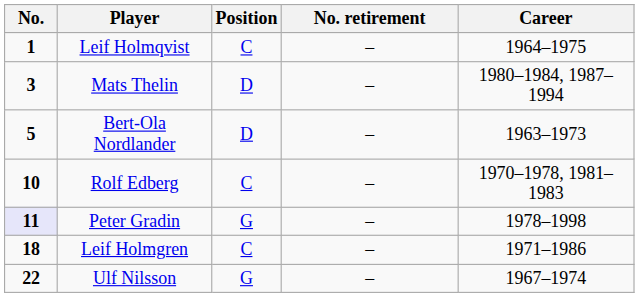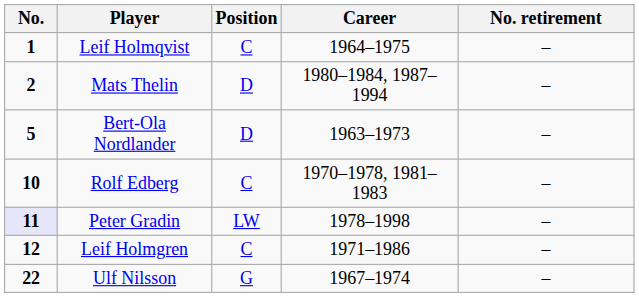columns swapped: (546, 18) <-> (370, 18)
(31, 85) 3 -> (31, 85) 2
(246, 221) G -> (246, 221) LW
(31, 249) 18 -> (31, 249) 12
